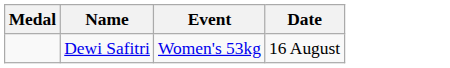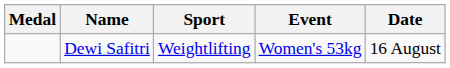+ column: (204, 19)
